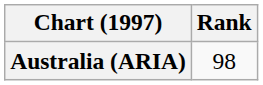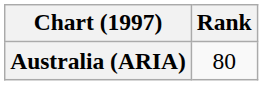(224, 60) 98 -> (224, 60) 80
